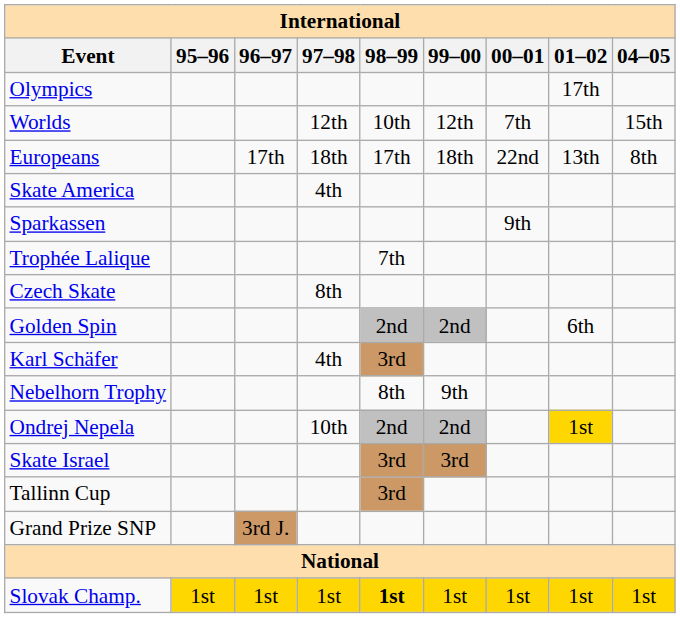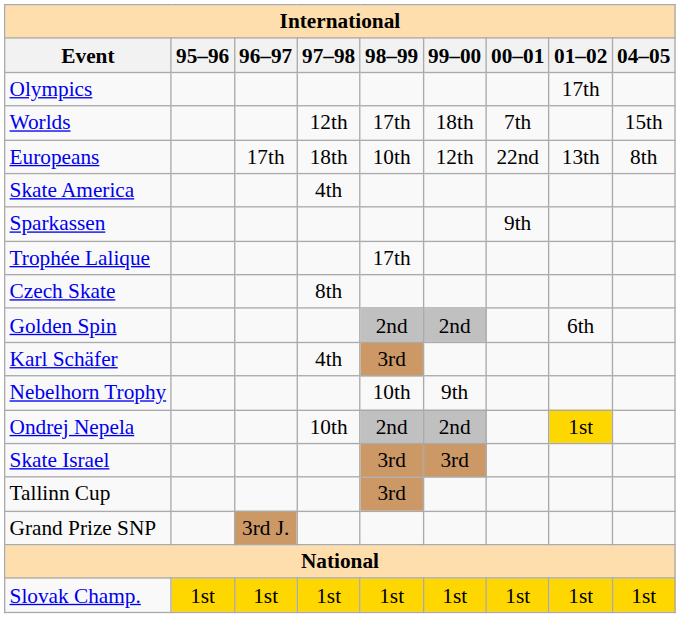(392, 122) 10th -> (392, 122) 17th
(455, 122) 12th -> (455, 122) 18th
(392, 156) 17th -> (392, 156) 10th
(455, 156) 18th -> (455, 156) 12th
(392, 257) 7th -> (392, 257) 17th
(392, 392) 8th -> (392, 392) 10th
(392, 595) bold -> (392, 595) normal
